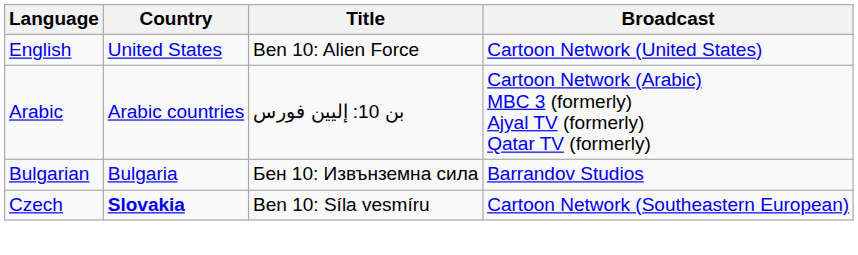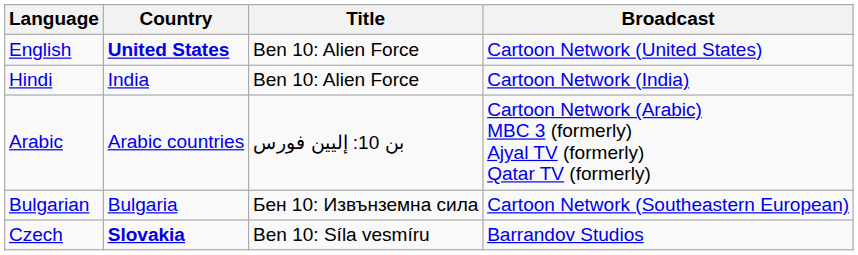(165, 49) normal -> (169, 49) bold
+ row: (31, 79)
(565, 174) Barrandov Studios -> (668, 204) Cartoon Network (Southeastern European)
(668, 204) Cartoon Network (Southeastern European) -> (565, 234) Barrandov Studios
